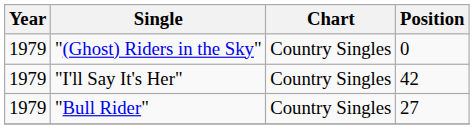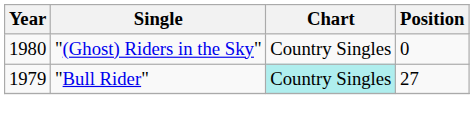(28, 49) 1979 -> (28, 49) 1980
- row: (119, 78)
(331, 108) no background -> (331, 78) paleturquoise background
